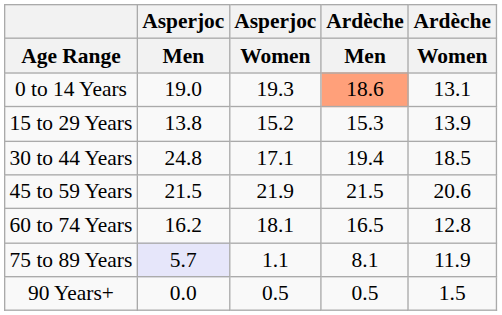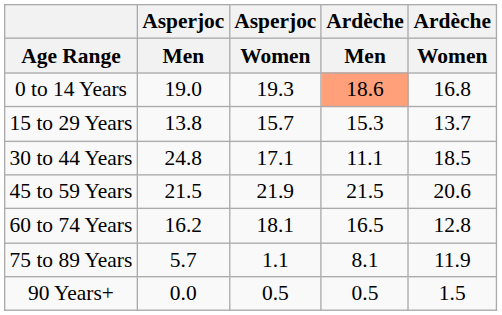(452, 89) 13.1 -> (452, 89) 16.8
(275, 123) 15.2 -> (275, 123) 15.7
(452, 123) 13.9 -> (452, 123) 13.7
(365, 157) 19.4 -> (365, 157) 11.1
(183, 259) lavender background -> (183, 259) no background
